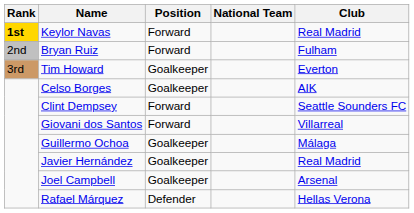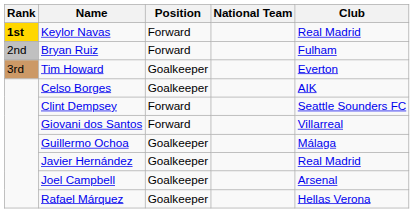(172, 198) Defender -> (178, 198) Goalkeeper
